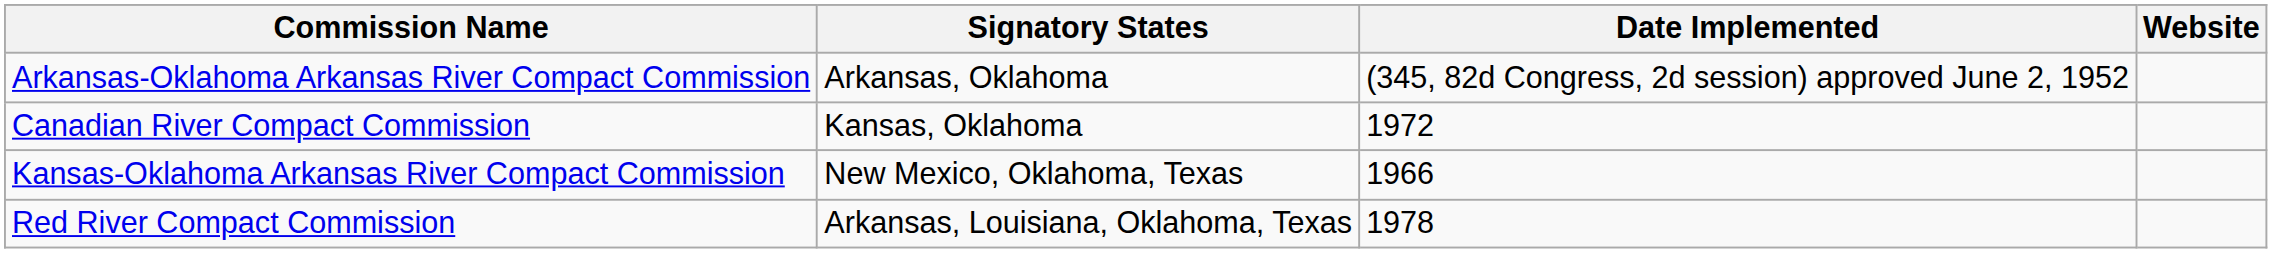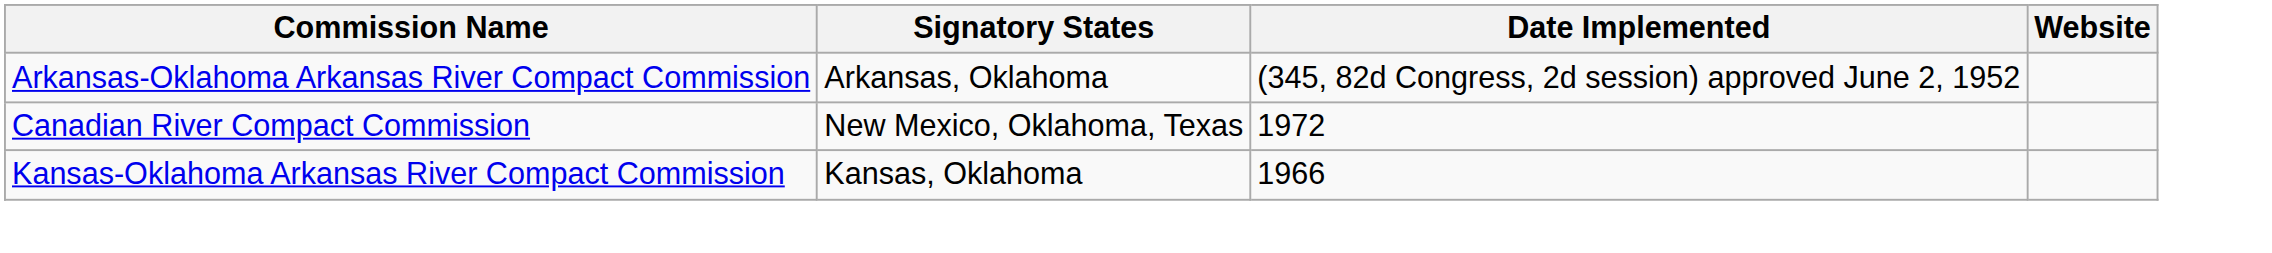(953, 125) Kansas, Oklahoma -> (1034, 125) New Mexico, Oklahoma, Texas
(1034, 174) New Mexico, Oklahoma, Texas -> (953, 174) Kansas, Oklahoma
- row: (234, 222)
